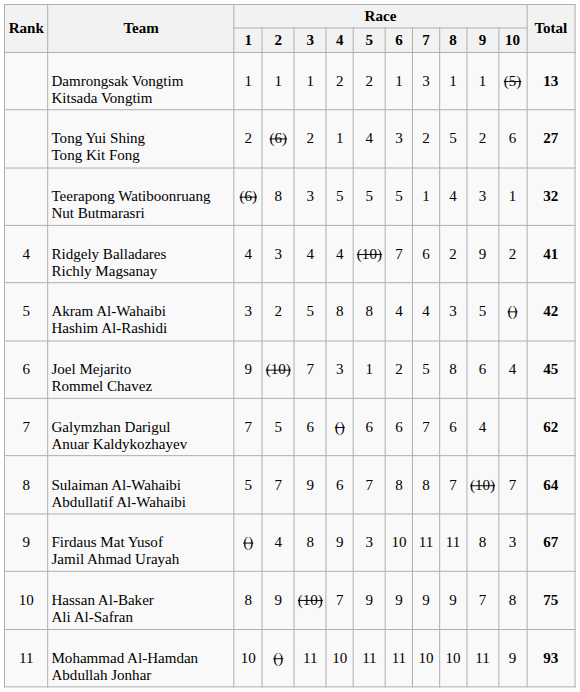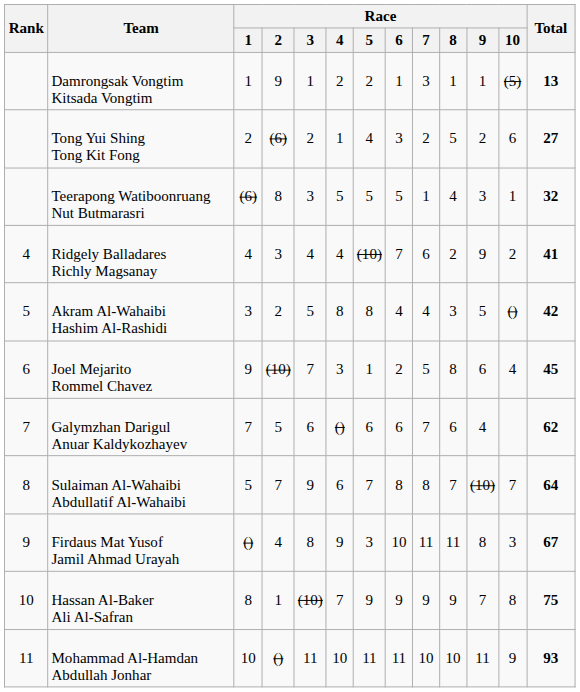(278, 81) 1 -> (278, 81) 9
(278, 600) 9 -> (278, 600) 1
